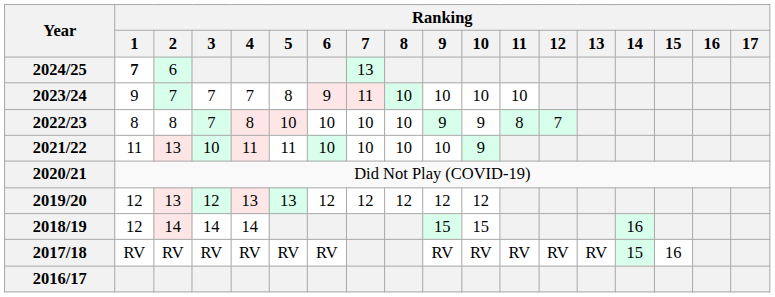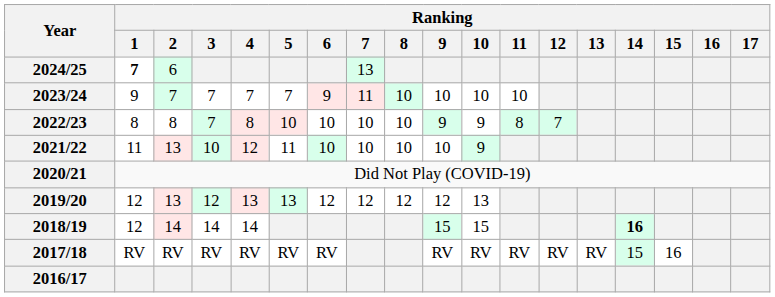(288, 95) 8 -> (288, 95) 7
(250, 148) 11 -> (250, 148) 12
(481, 200) 12 -> (481, 200) 13
(635, 226) normal -> (635, 226) bold
